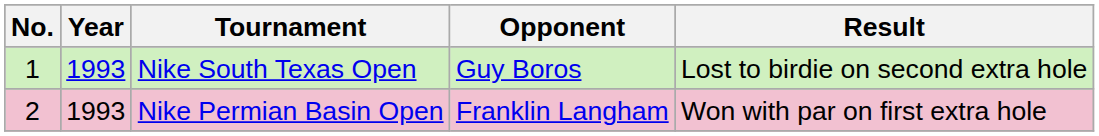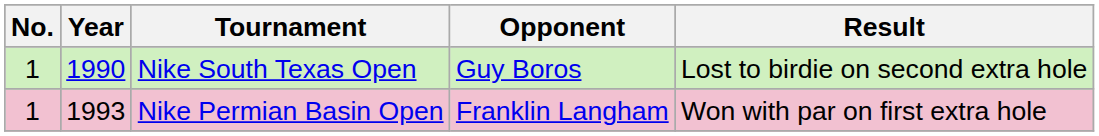(96, 68) 1993 -> (96, 68) 1990
(32, 110) 2 -> (32, 110) 1
